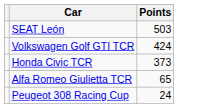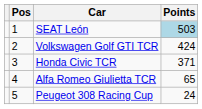+ column: (21, 13)
(163, 29) no background -> (187, 29) lightblue background
(163, 63) 373 -> (187, 63) 371
